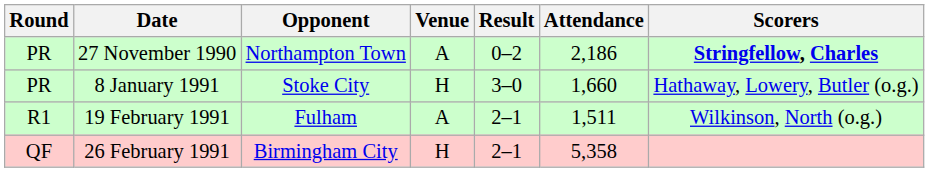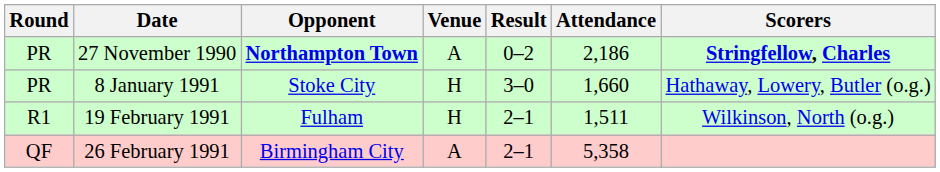(326, 53) normal -> (332, 53) bold
(442, 118) A -> (454, 118) H
(442, 150) H -> (454, 150) A
